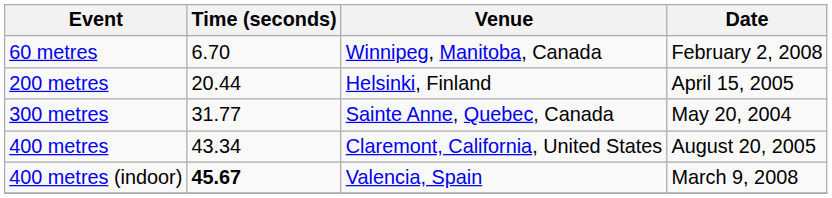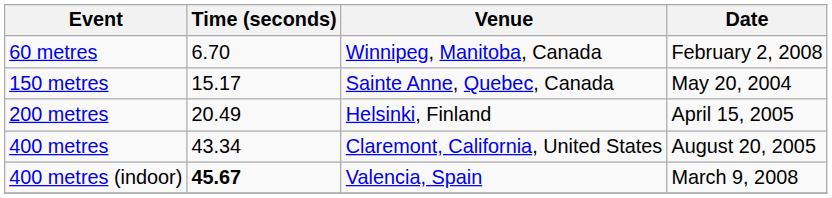+ row: (59, 83)
(216, 83) 20.44 -> (216, 114) 20.49
- row: (59, 114)
